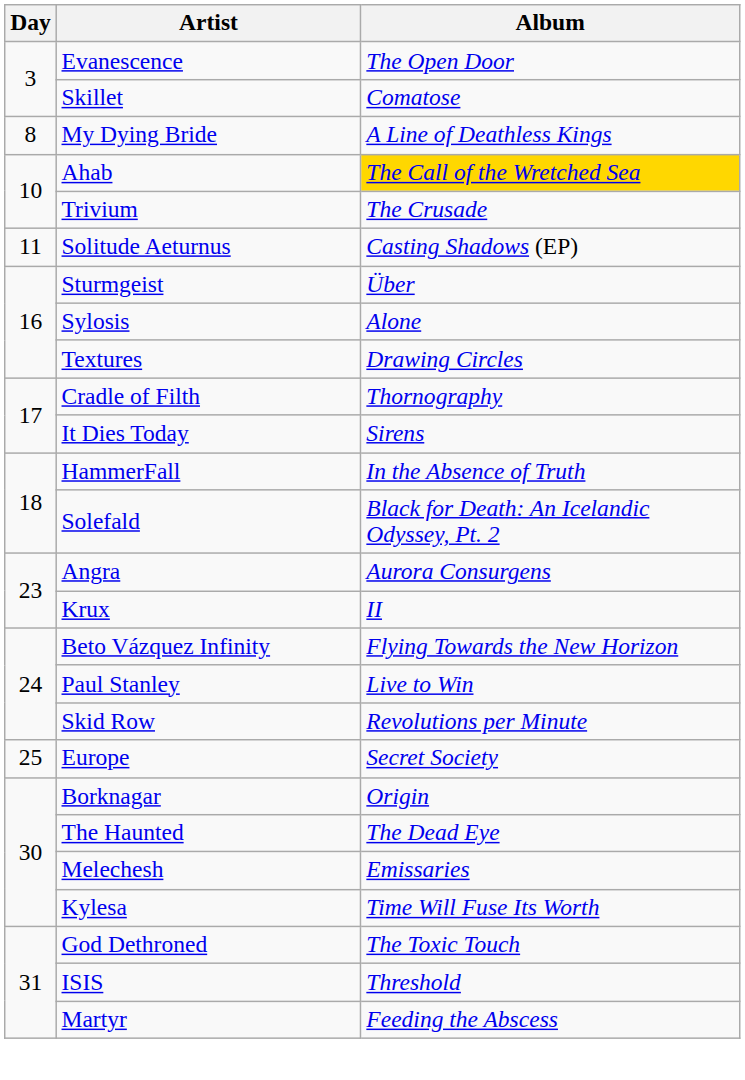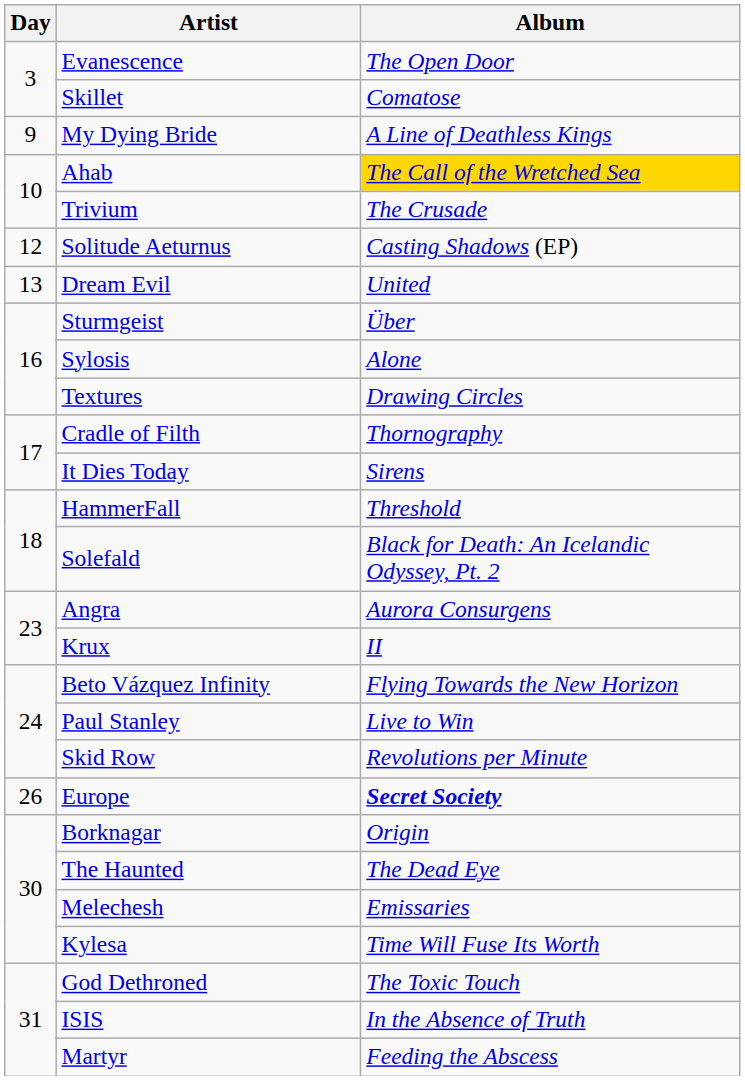(30, 135) 8 -> (30, 135) 9
(30, 246) 11 -> (30, 246) 12
+ row: (116, 284)
(476, 470) In the Absence of Truth -> (414, 508) Threshold
(30, 758) 25 -> (30, 795) 26
(432, 758) normal -> (434, 795) bold
(414, 982) Threshold -> (476, 1019) In the Absence of Truth
